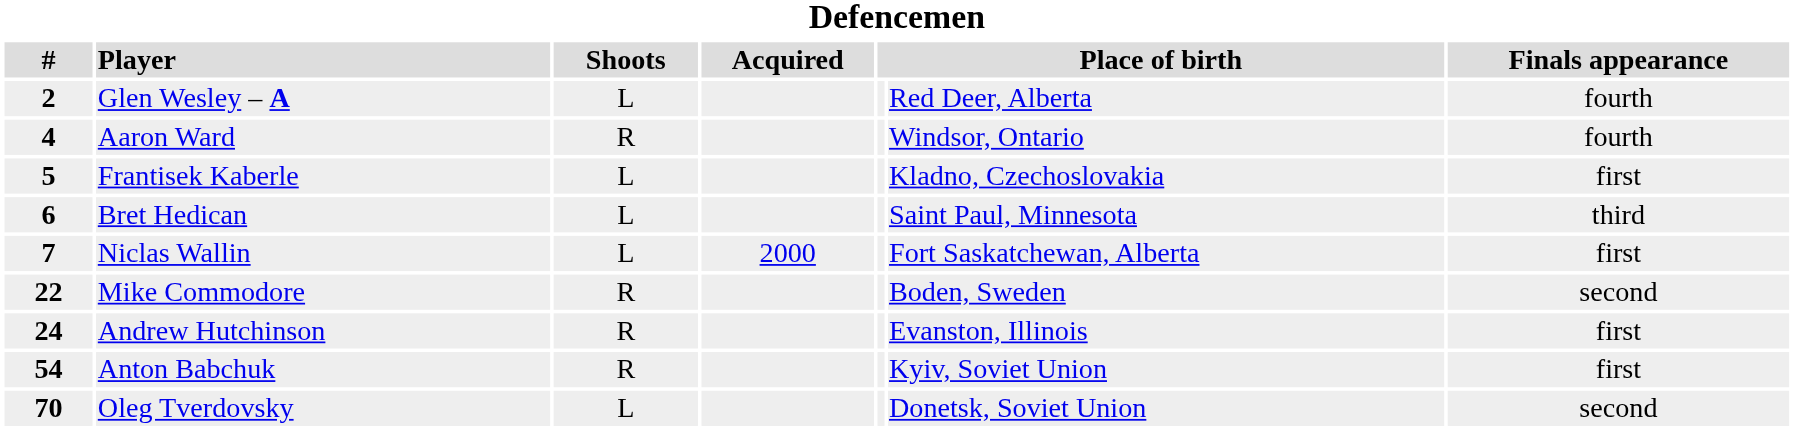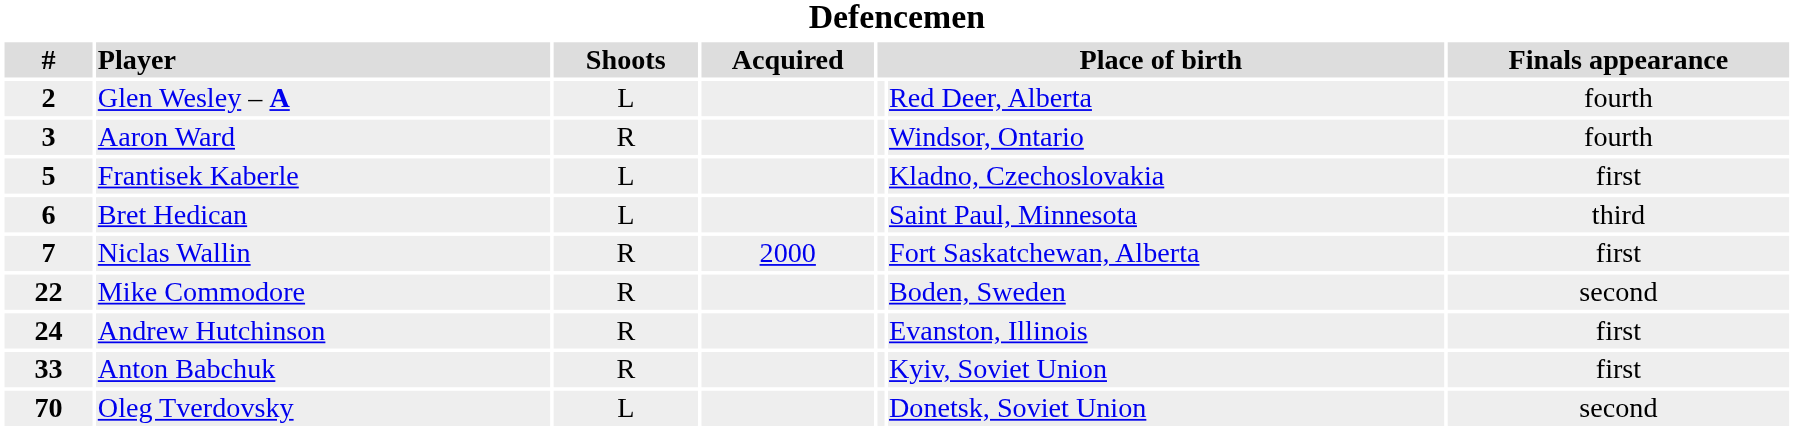(49, 136) 4 -> (49, 136) 3
(626, 253) L -> (626, 253) R
(49, 369) 54 -> (49, 369) 33
